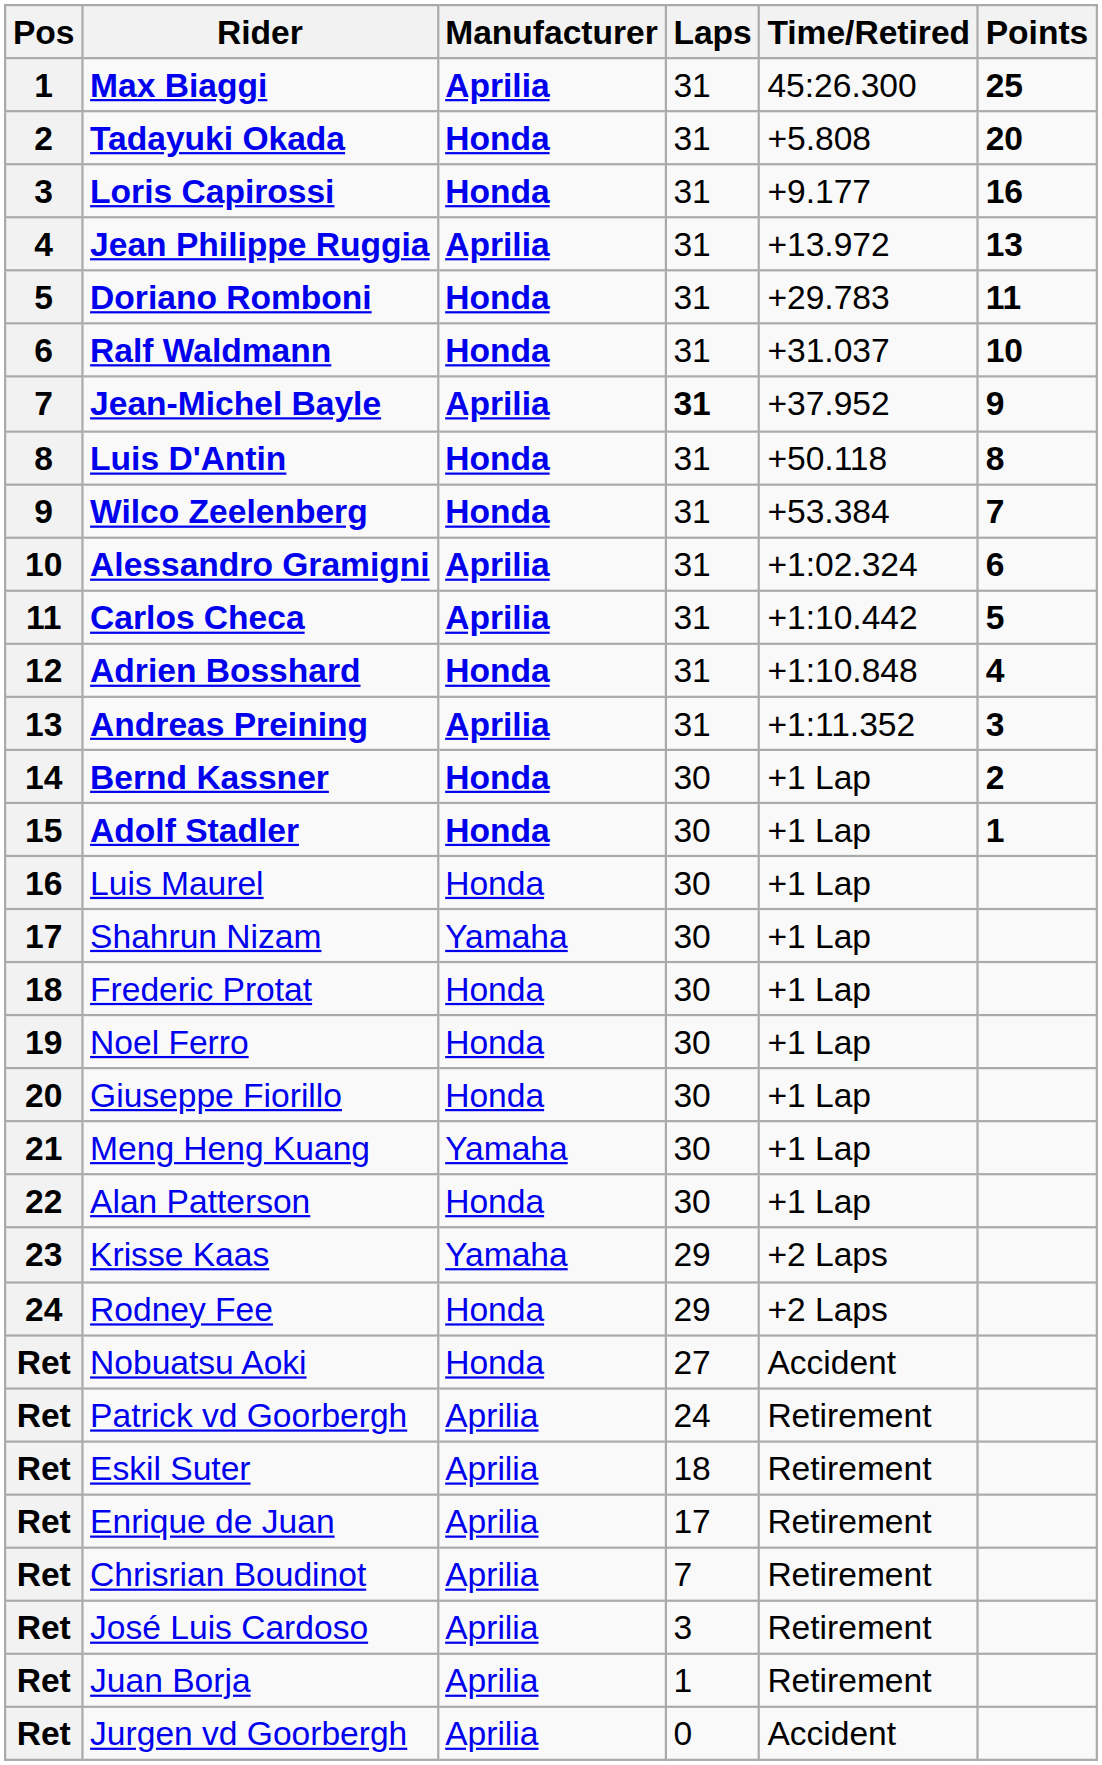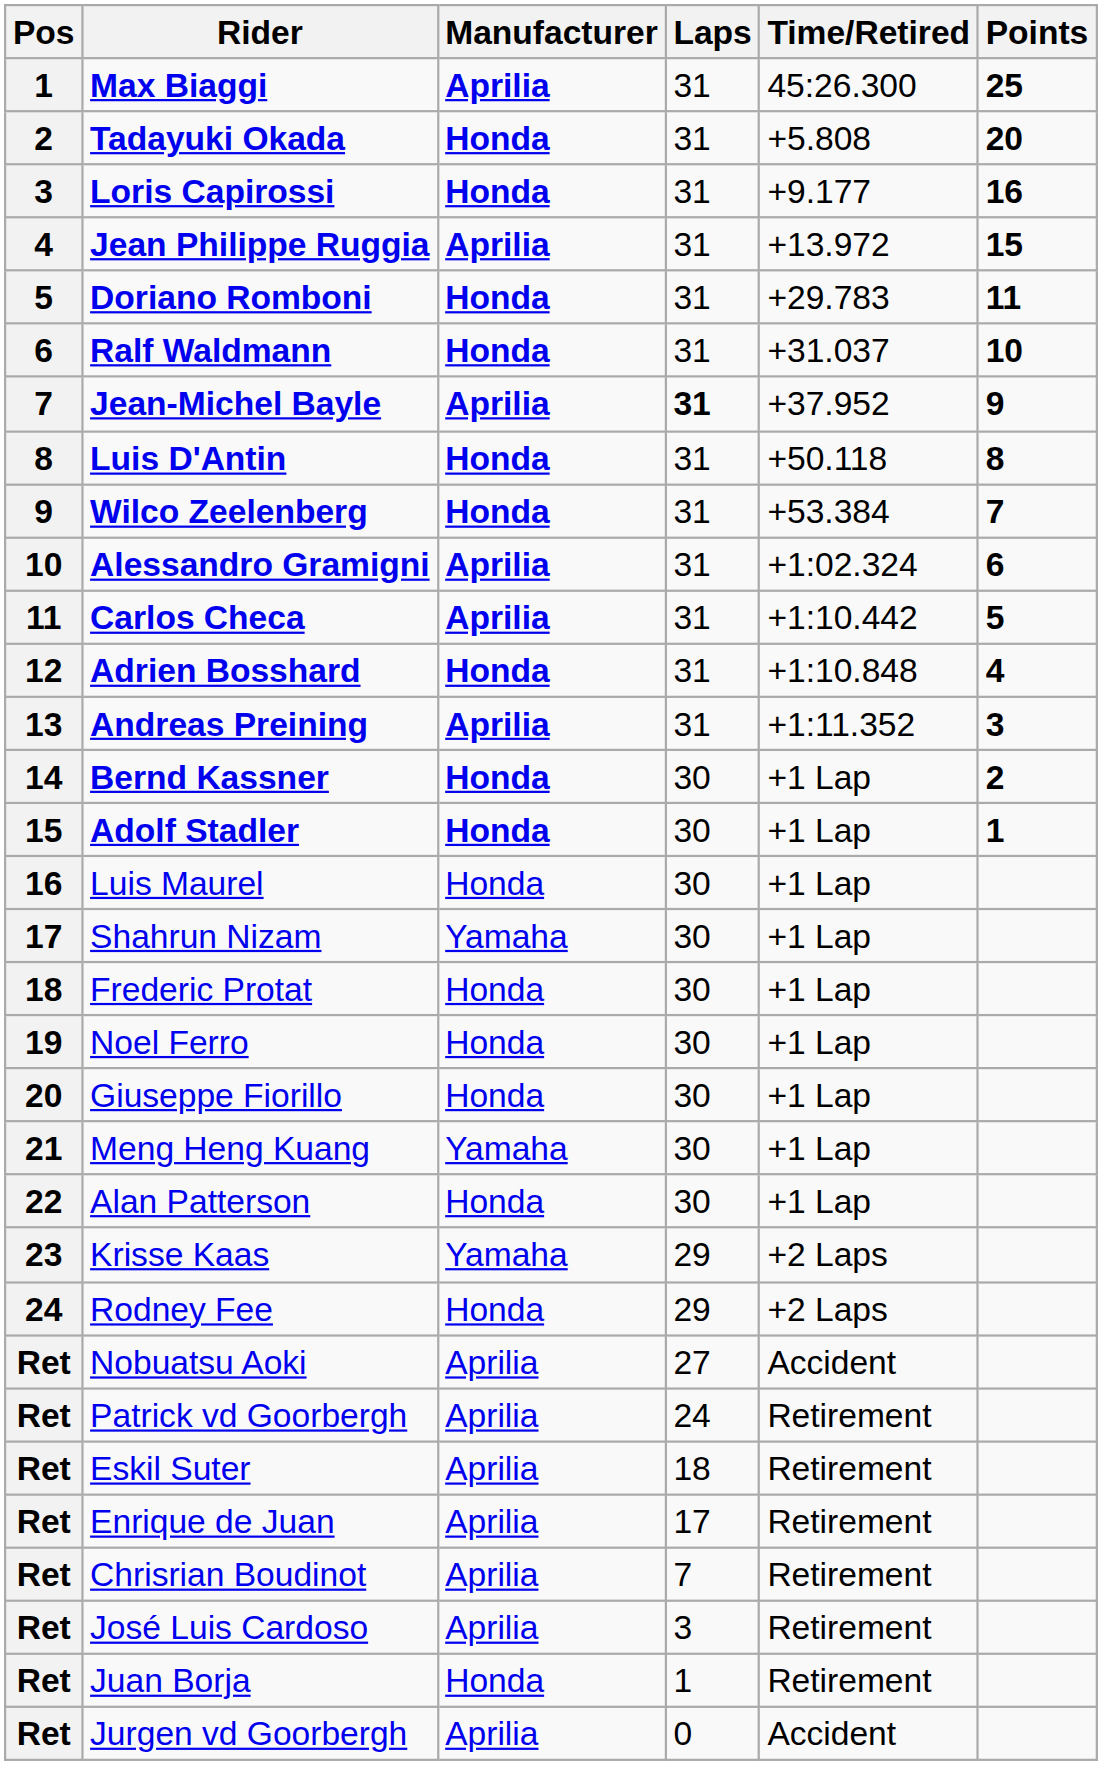(1004, 245) 13 -> (1004, 245) 15
(495, 1361) Honda -> (492, 1361) Aprilia
(492, 1680) Aprilia -> (495, 1680) Honda
